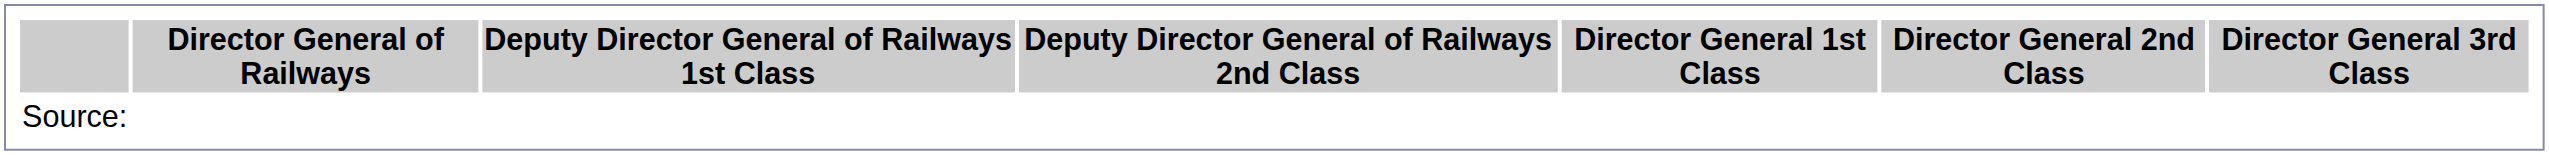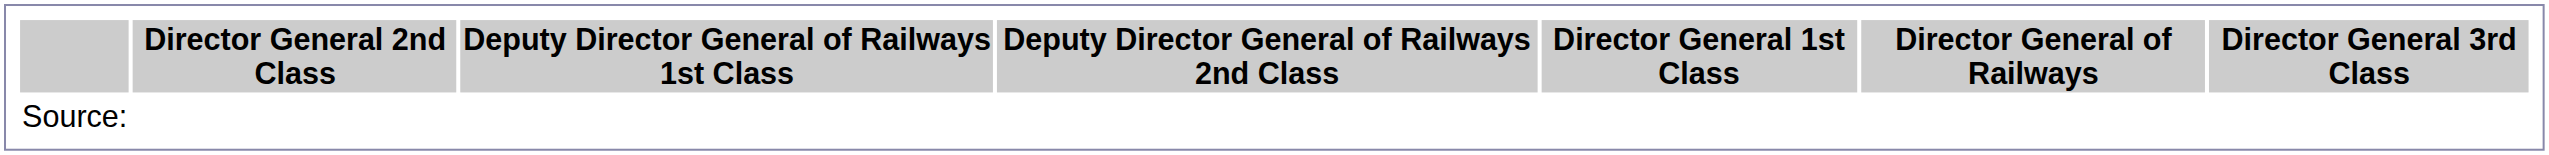columns swapped: (306, 56) <-> (2044, 56)
